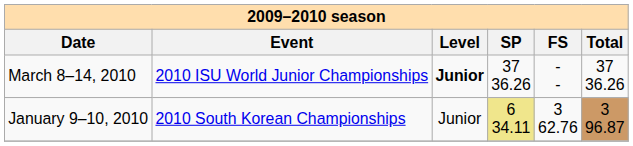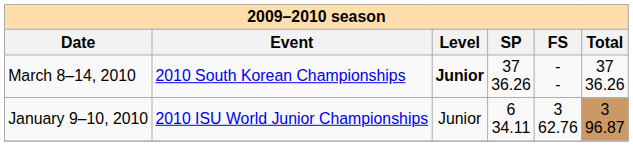(292, 76) 2010 ISU World Junior Championships -> (281, 76) 2010 South Korean Championships
(281, 119) 2010 South Korean Championships -> (292, 119) 2010 ISU World Junior Championships
(511, 119) khaki background -> (511, 119) no background
